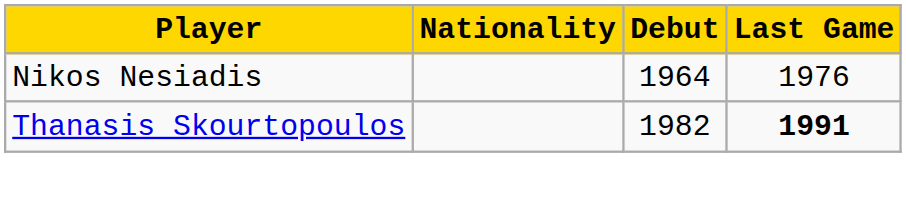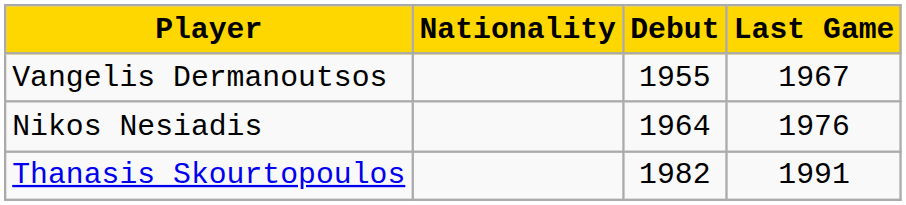+ row: (200, 78)
(814, 126) bold -> (814, 175) normal
